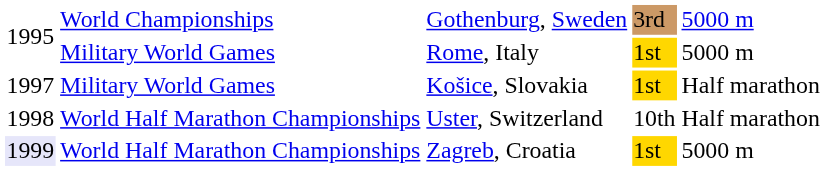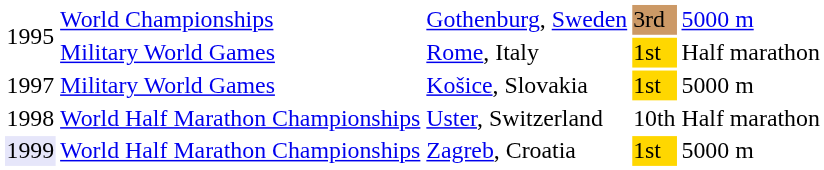(718, 52) 5000 m -> (751, 52) Half marathon
(751, 85) Half marathon -> (718, 85) 5000 m
